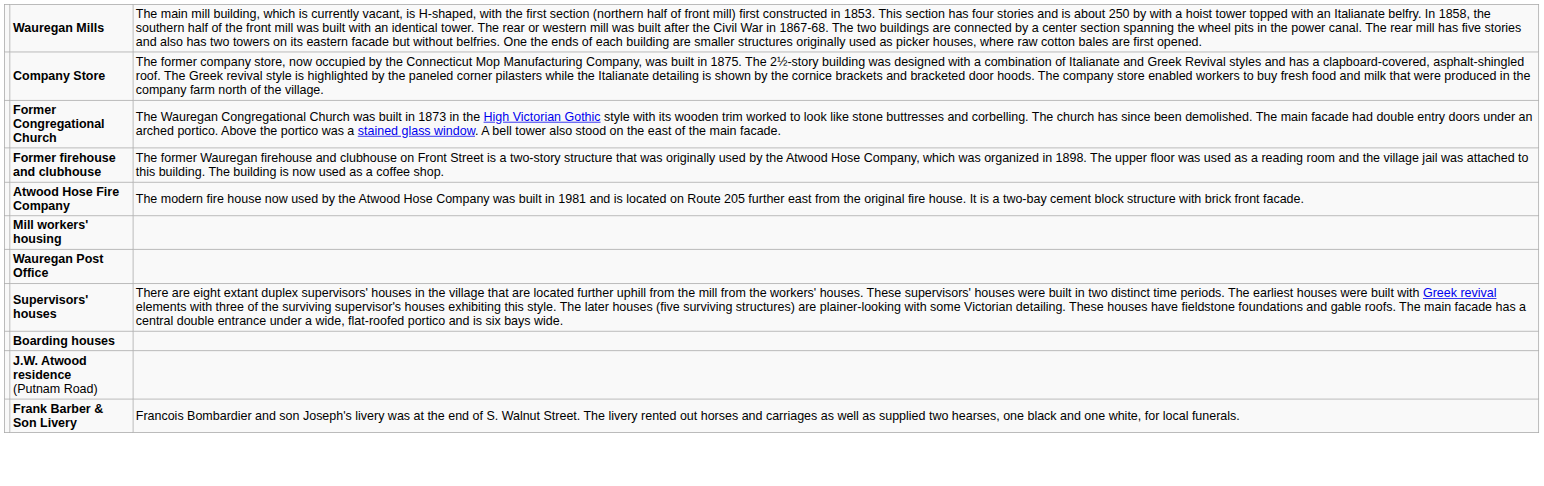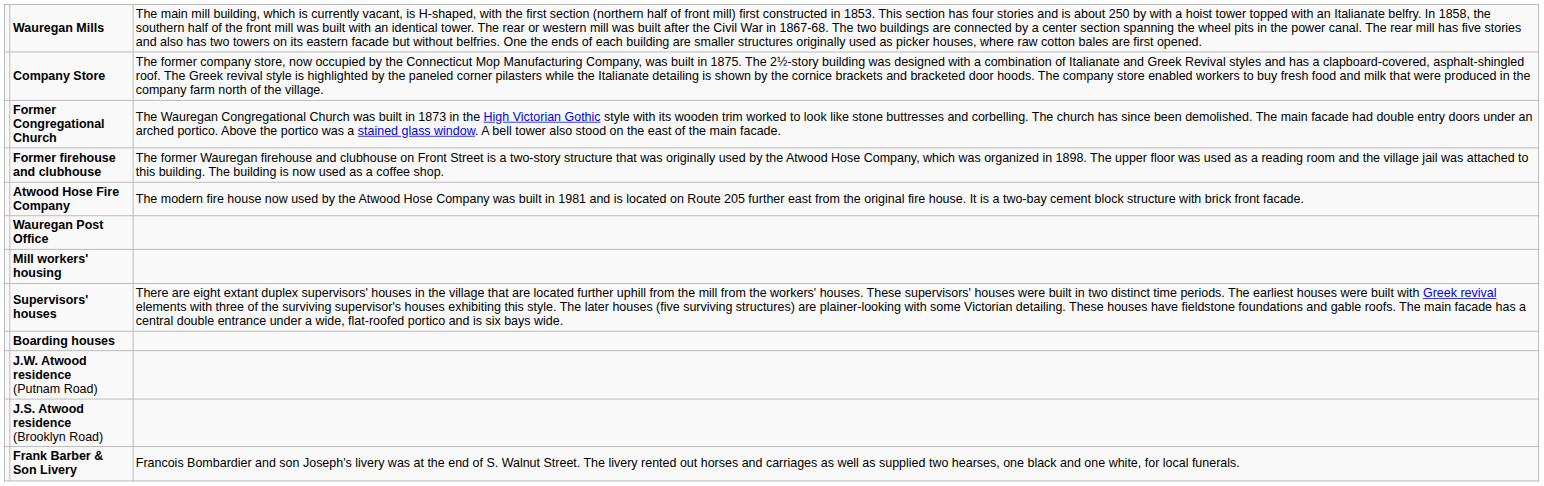rows swapped: (58, 266) <-> (51, 232)
+ row: (58, 422)
